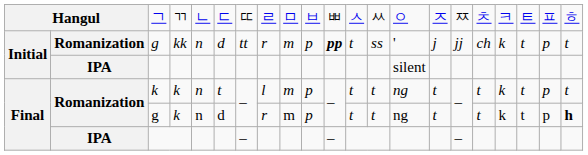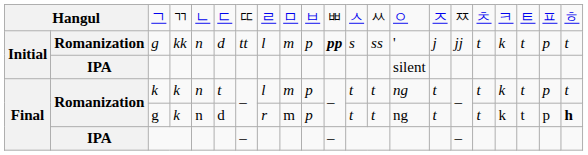(264, 43) r -> (263, 43) l
(351, 43) t -> (352, 43) s
(484, 43) ch -> (479, 43) t
